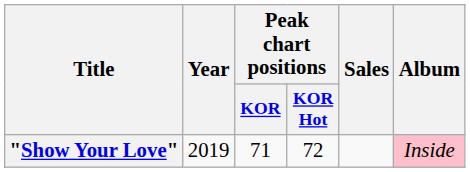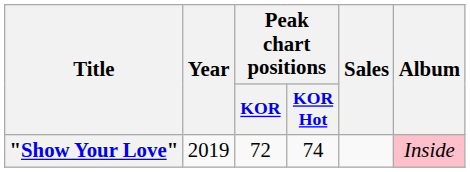(260, 150) 71 -> (260, 150) 72
(313, 150) 72 -> (313, 150) 74
